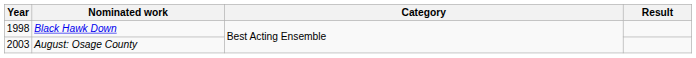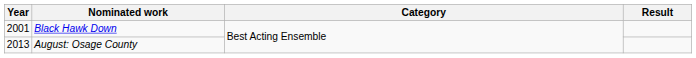(18, 28) 1998 -> (18, 28) 2001
(18, 45) 2003 -> (18, 45) 2013
